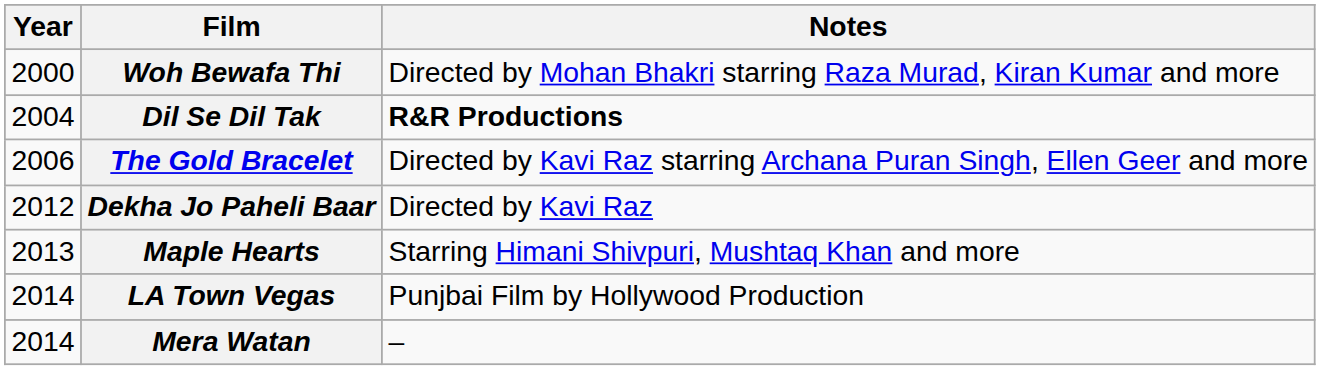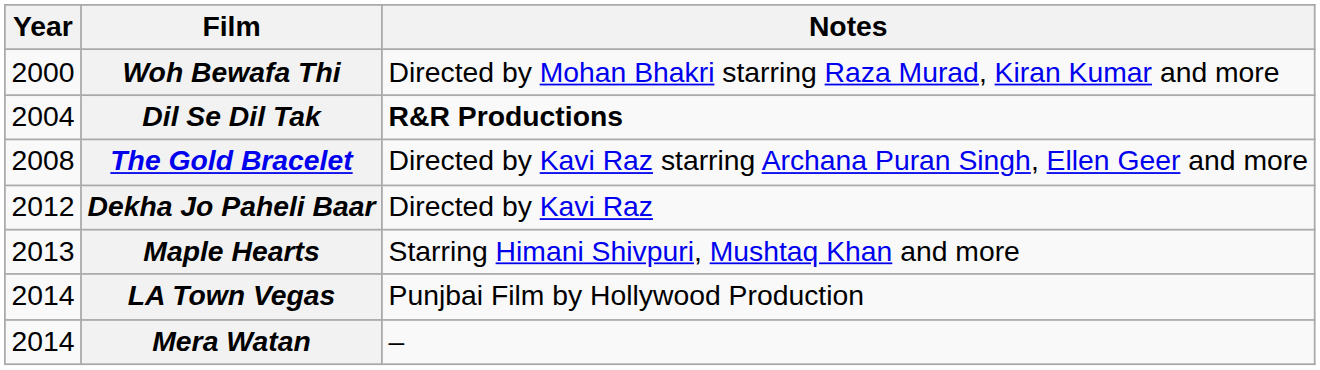(43, 161) 2006 -> (43, 161) 2008
